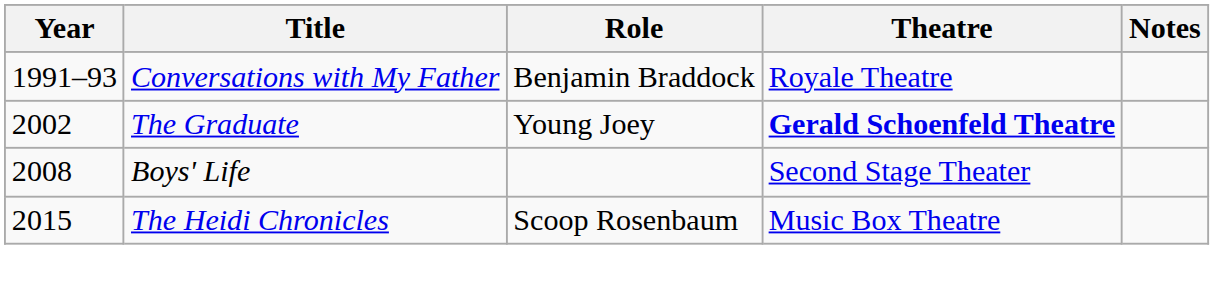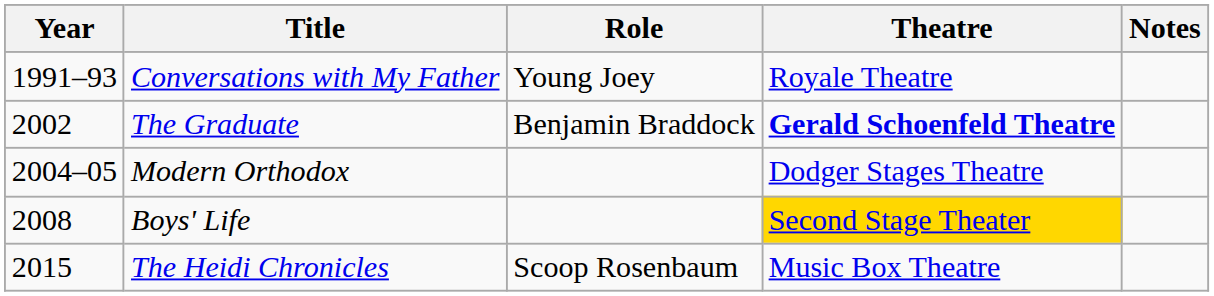(634, 76) Benjamin Braddock -> (584, 76) Young Joey
(584, 123) Young Joey -> (634, 123) Benjamin Braddock
+ row: (240, 171)
(899, 171) no background -> (899, 219) gold background
